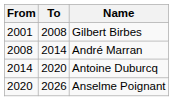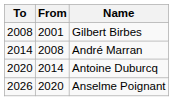columns swapped: (21, 13) <-> (54, 13)
